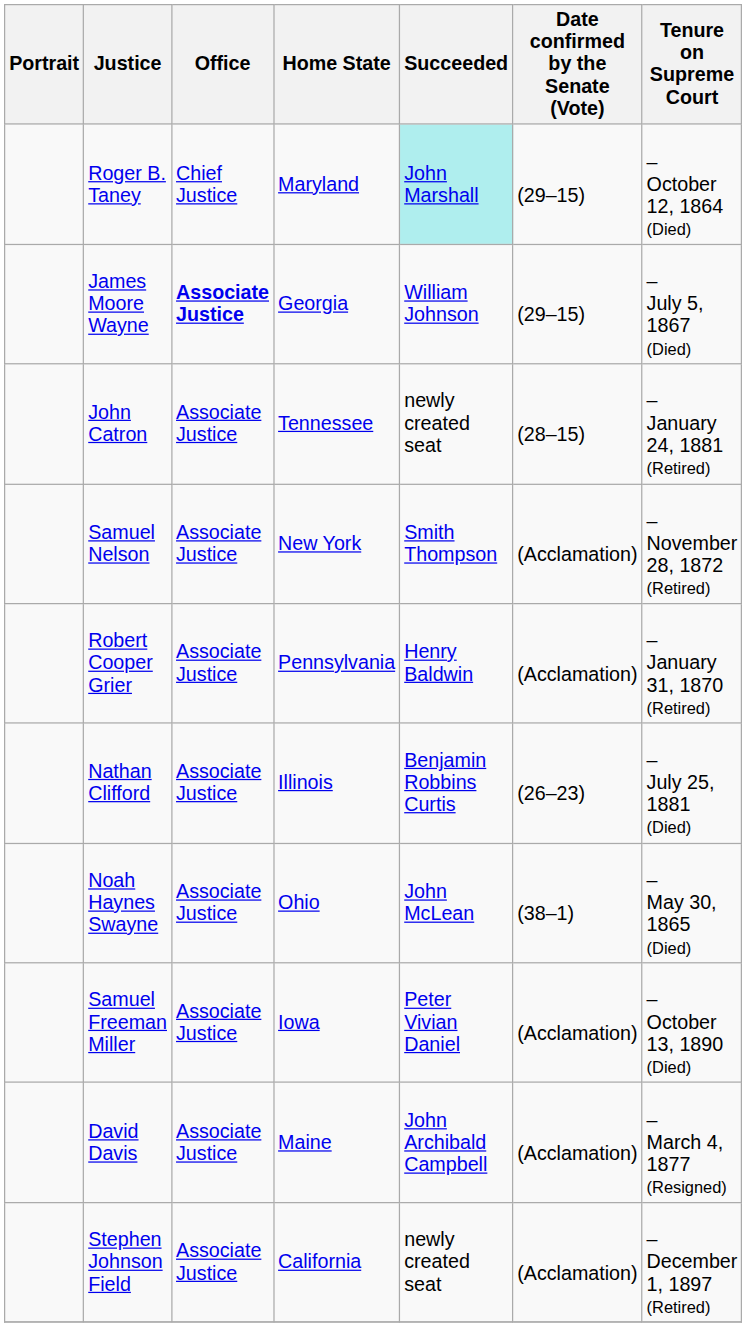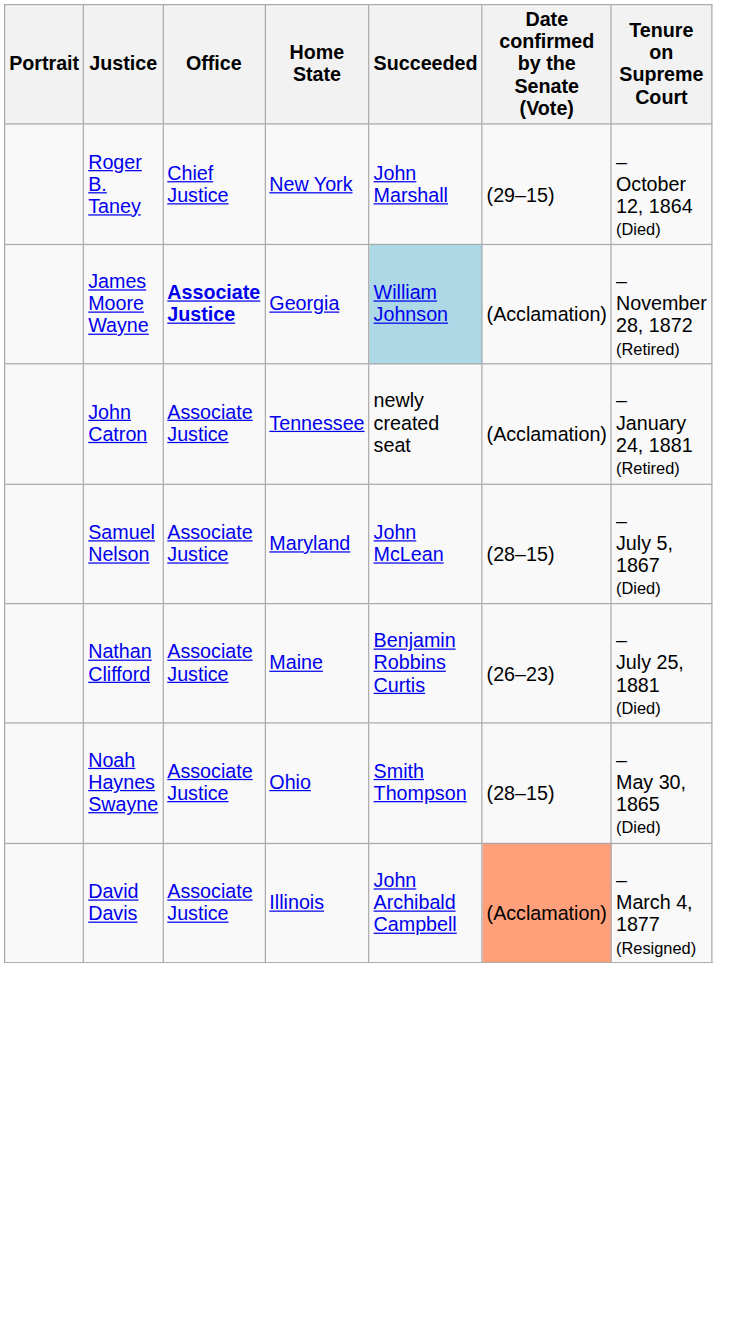(319, 184) Maryland -> (311, 184) New York
(441, 184) paleturquoise background -> (411, 184) no background
(441, 303) no background -> (411, 303) lightblue background
(551, 314) (29–15) -> (547, 314) (Acclamation)
(675, 314) – July 5, 1867 (Died) -> (661, 314) – November 28, 1872 (Retired)
(551, 434) (28–15) -> (547, 434) (Acclamation)
(320, 543) New York -> (310, 543) Maryland
(451, 543) Smith Thompson -> (409, 543) John McLean
(577, 554) (Acclamation) -> (521, 554) (28–15)
(692, 554) – November 28, 1872 (Retired) -> (644, 554) – July 5, 1867 (Died)
- row: (120, 663)
(305, 783) Illinois -> (296, 663) Maine
(439, 902) John McLean -> (420, 783) Smith Thompson
(546, 913) (38–1) -> (521, 794) (28–15)
- row: (128, 1022)
(305, 1142) Maine -> (297, 902) Illinois
(577, 1153) no background -> (547, 913) lightsalmon background
- row: (125, 1262)
